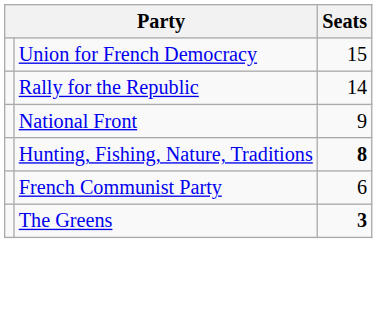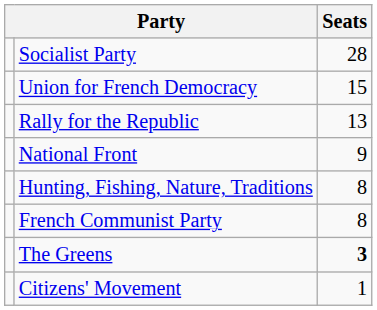+ row: (77, 54)
(357, 88) 14 -> (357, 121) 13
(362, 154) bold -> (362, 188) normal
(362, 188) 6 -> (362, 221) 8
+ row: (100, 288)
